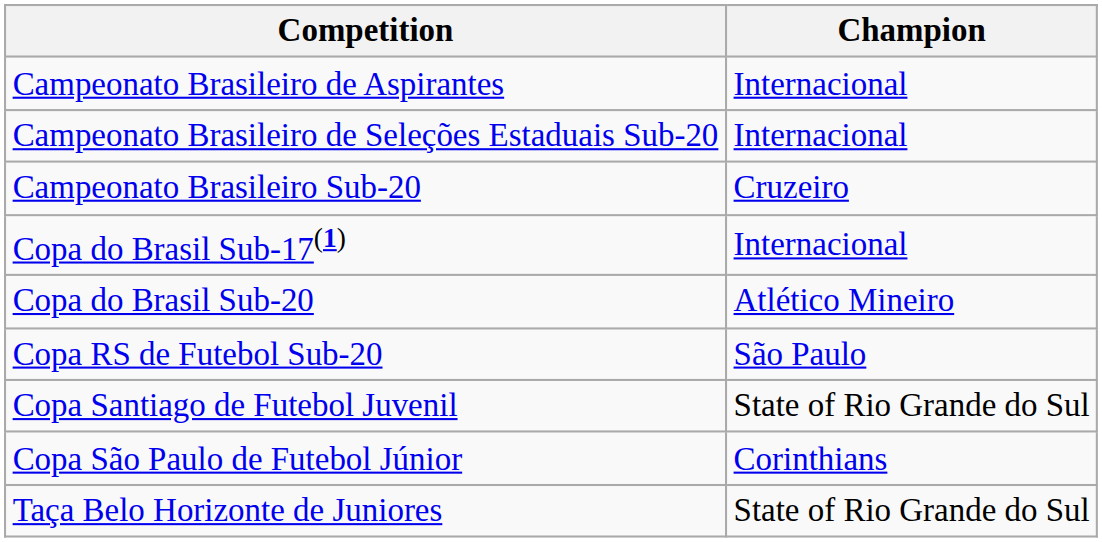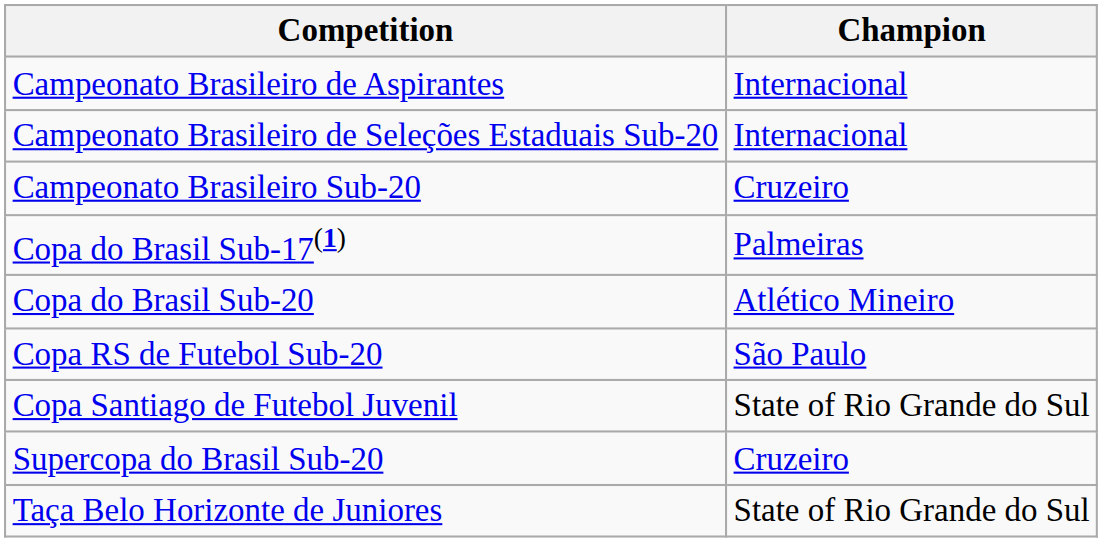(821, 244) Internacional -> (799, 244) Palmeiras
- row: (237, 457)
+ row: (198, 457)
